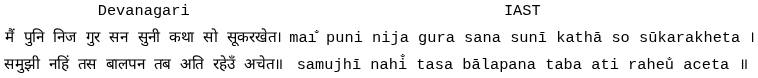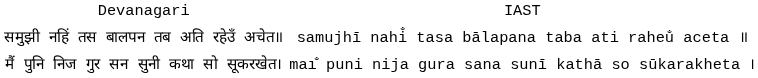rows swapped: (144, 38) <-> (144, 65)
